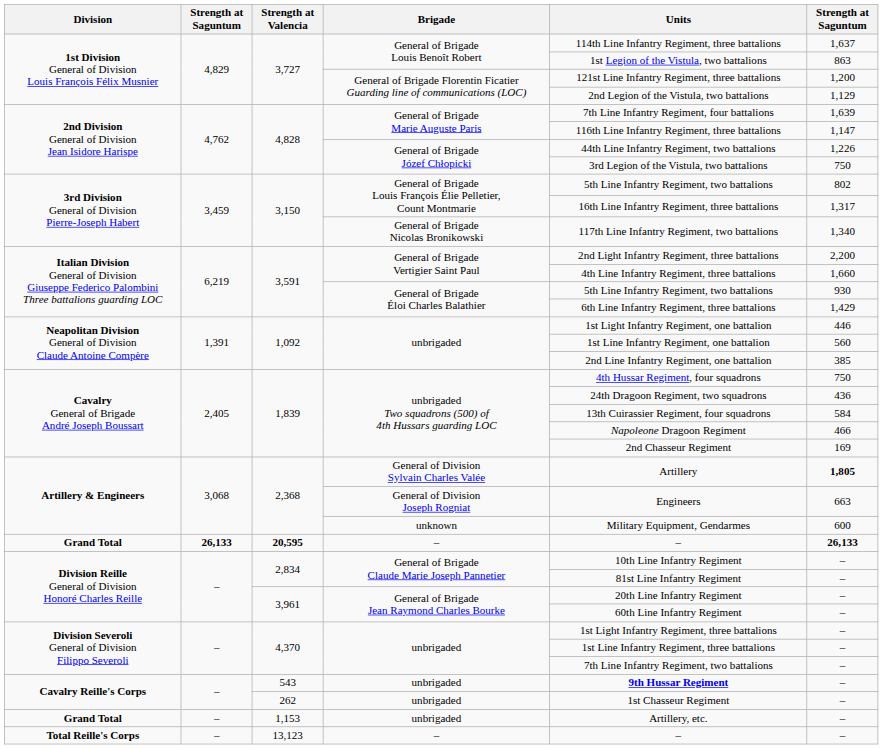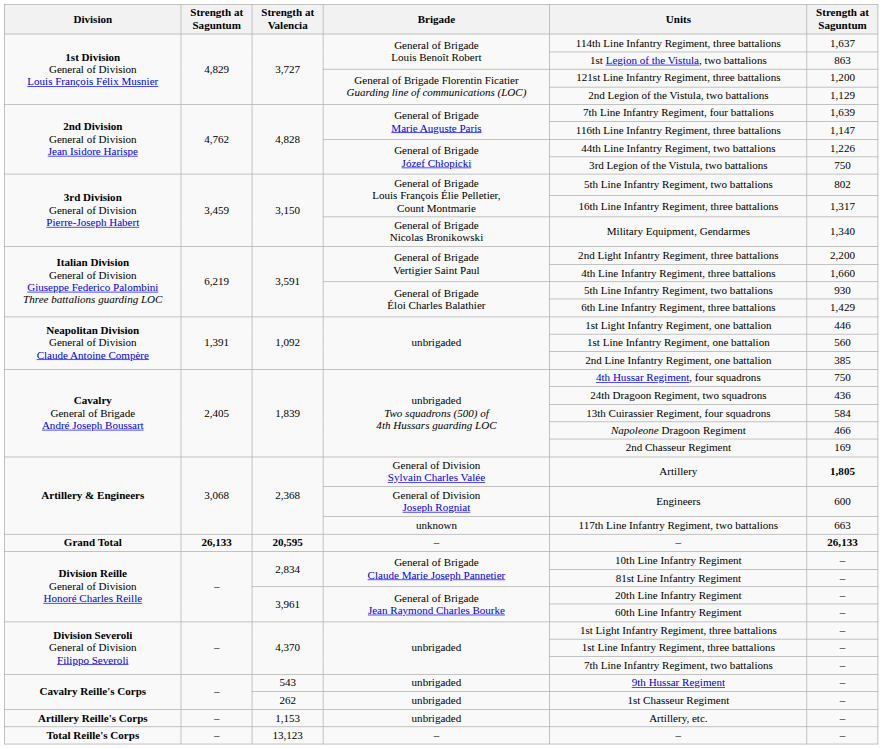(678, 231) 117th Line Infantry Regiment, two battalions -> (678, 231) Military Equipment, Gendarmes
(843, 501) 663 -> (843, 501) 600
(678, 525) Military Equipment, Gendarmes -> (678, 525) 117th Line Infantry Regiment, two battalions
(843, 525) 600 -> (843, 525) 663
(678, 683) bold -> (678, 683) normal
(93, 718) Grand Total -> (93, 718) Artillery Reille's Corps
